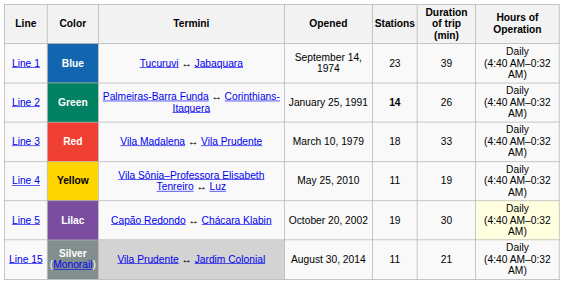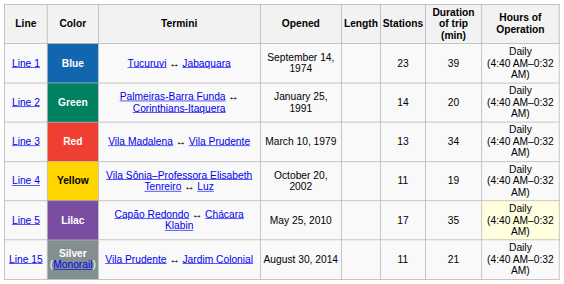+ column: (361, 24)
(395, 102) bold -> (403, 102) normal
(447, 102) 26 -> (454, 102) 20
(395, 141) 18 -> (403, 141) 13
(447, 141) 33 -> (454, 141) 34
(328, 181) May 25, 2010 -> (301, 181) October 20, 2002
(328, 220) October 20, 2002 -> (301, 220) May 25, 2010
(395, 220) 19 -> (403, 220) 17
(447, 220) 30 -> (454, 220) 35
(191, 259) lightgrey background -> (179, 259) no background
